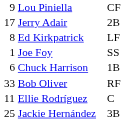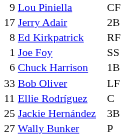(114, 37) LF -> (114, 37) RF
(114, 83) RF -> (114, 83) LF
+ row: (54, 128)
